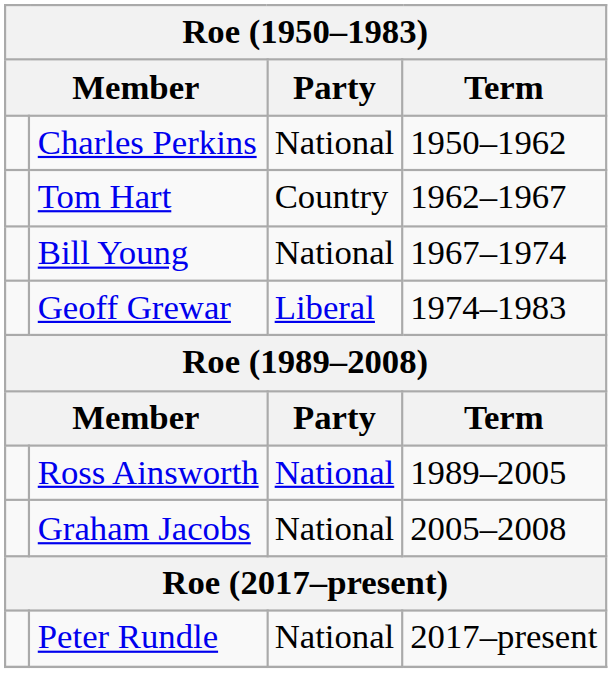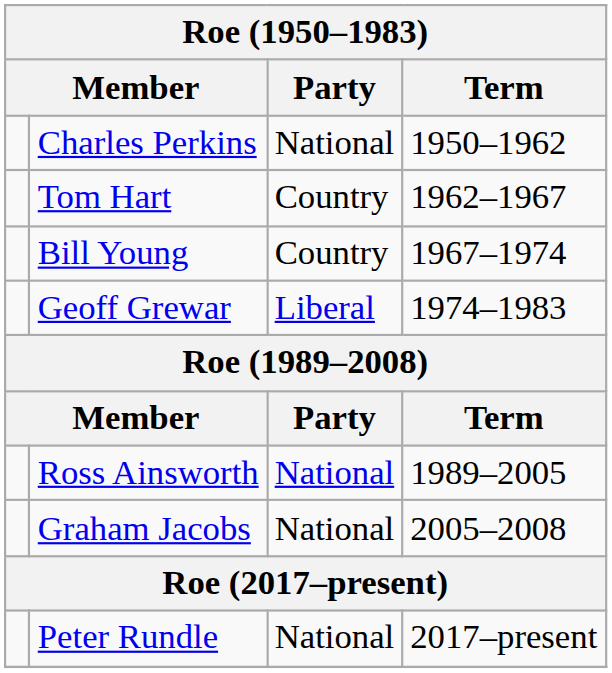(334, 252) National -> (332, 252) Country
